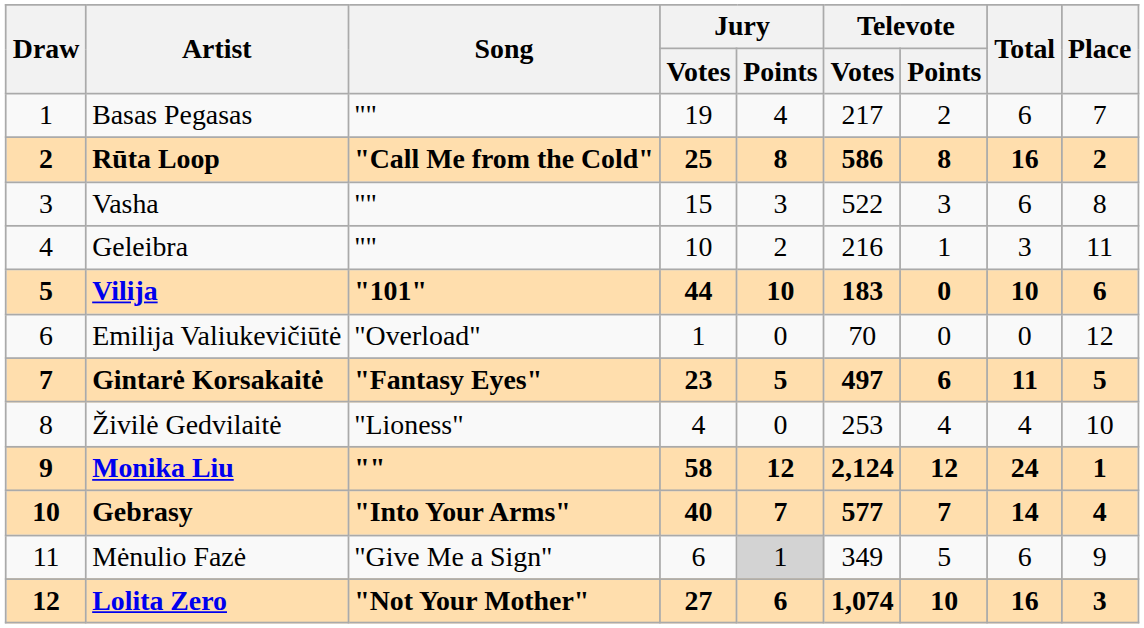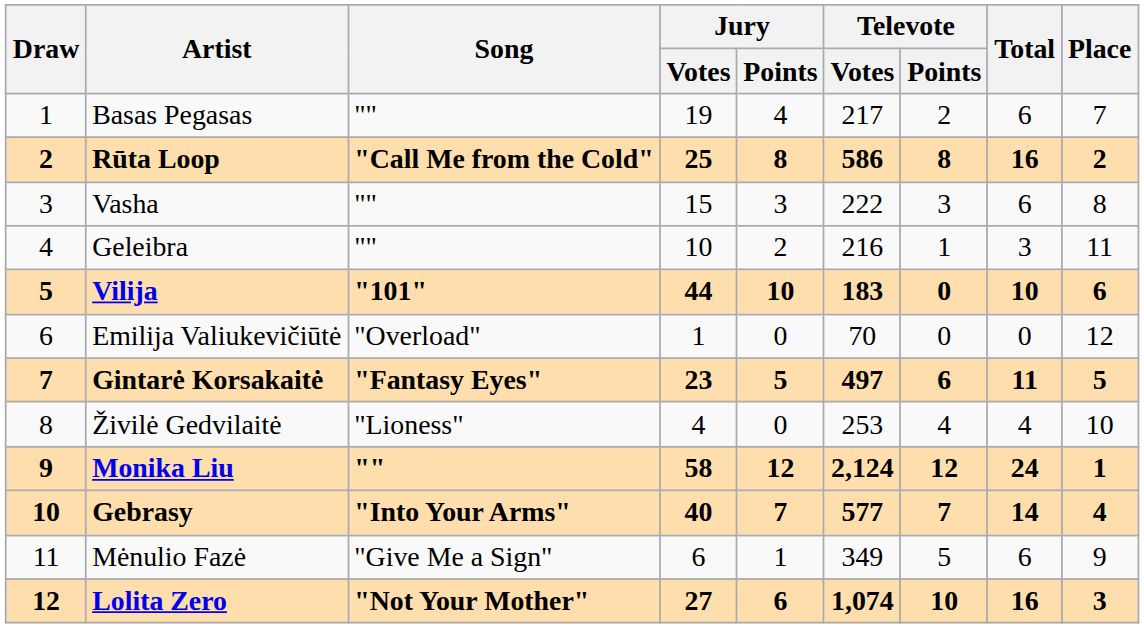(862, 203) 522 -> (862, 203) 222
(780, 556) lightgrey background -> (780, 556) no background
